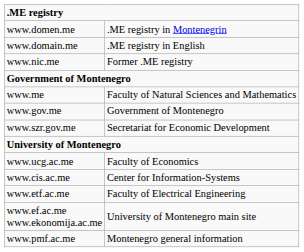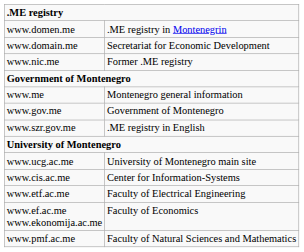(156, 45) .ME registry in English -> (188, 45) Secretariat for Economic Development
(202, 95) Faculty of Natural Sciences and Mathematics -> (175, 95) Montenegro general information
(188, 128) Secretariat for Economic Development -> (156, 128) .ME registry in English
(153, 161) Faculty of Economics -> (182, 161) University of Montenegro main site
(182, 216) University of Montenegro main site -> (153, 210) Faculty of Economics
(175, 238) Montenegro general information -> (202, 238) Faculty of Natural Sciences and Mathematics
